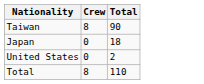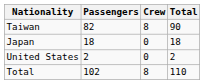+ column: (111, 12)
